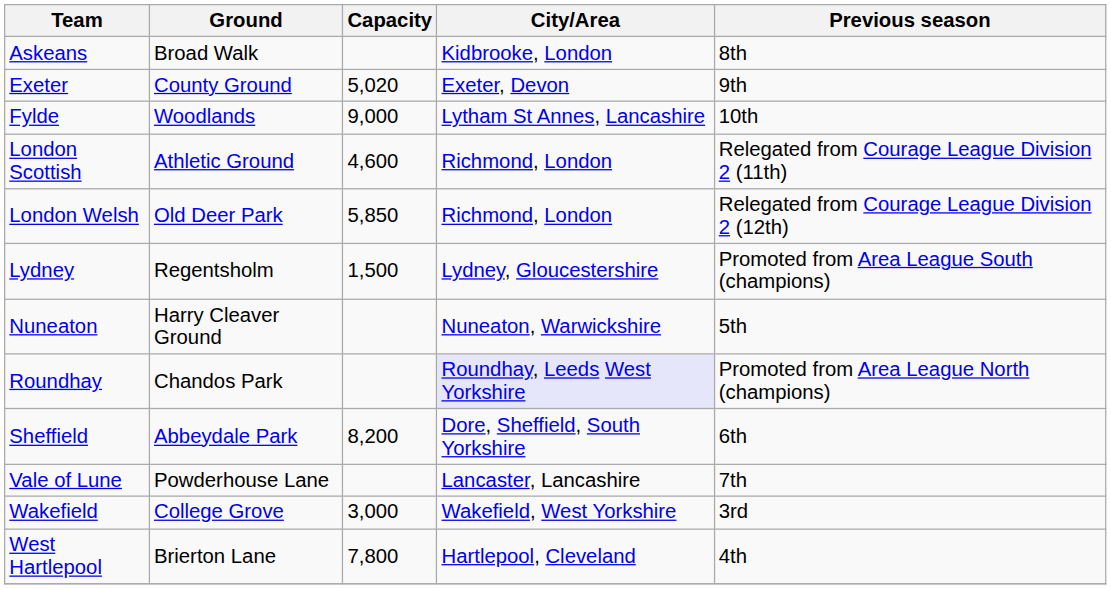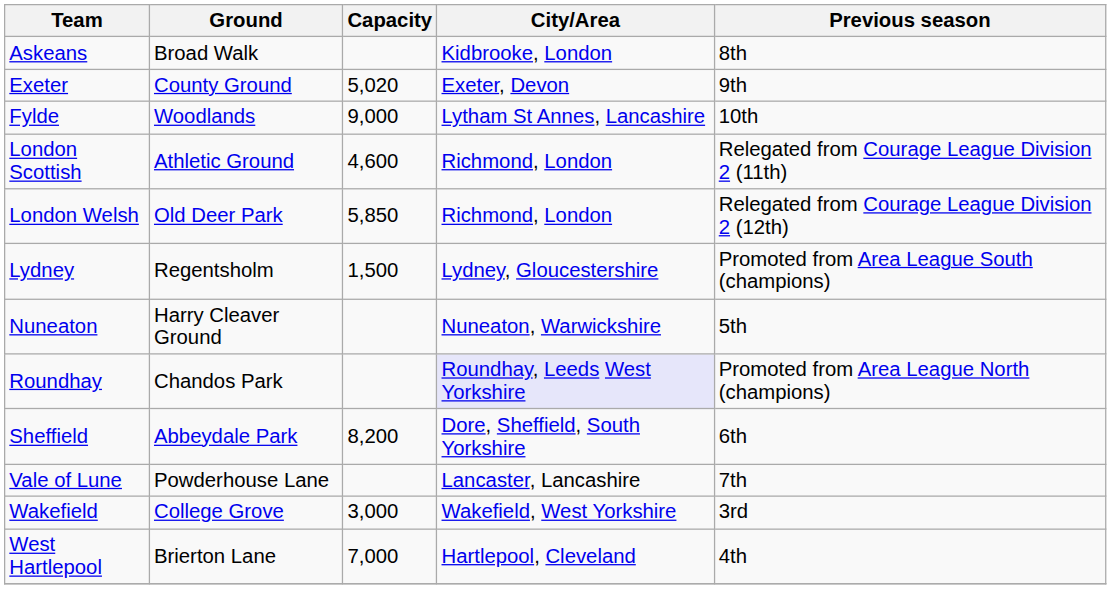(373, 555) 7,800 -> (373, 555) 7,000
